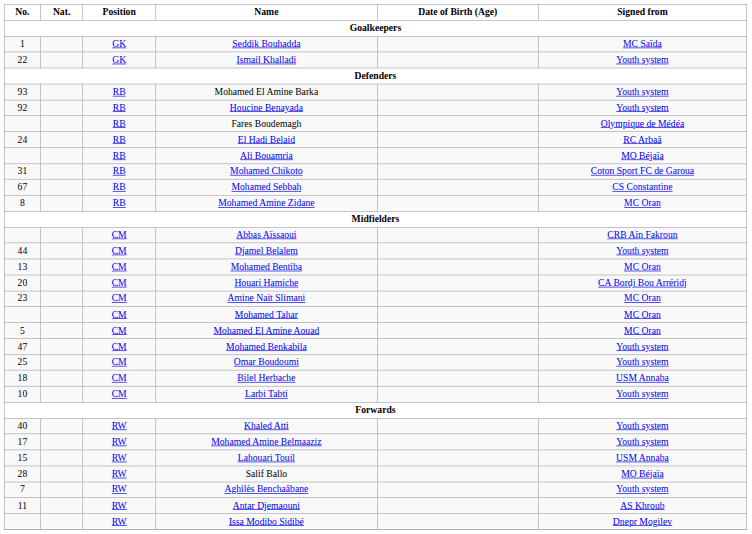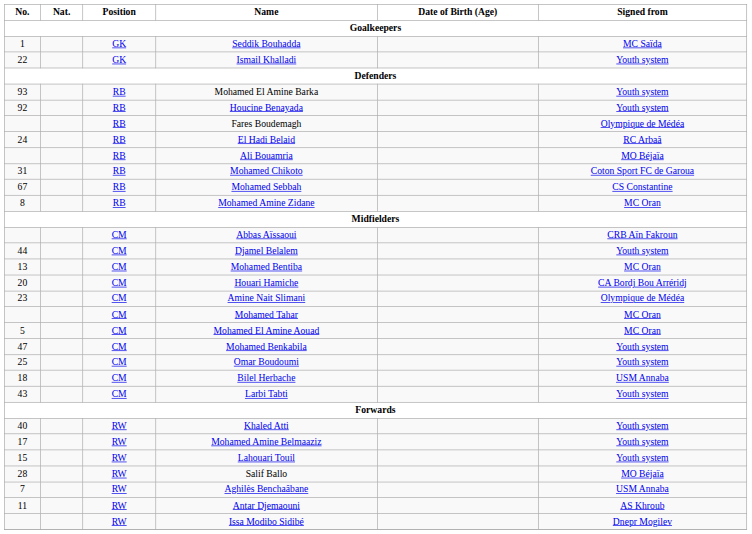(642, 299) MC Oran -> (642, 299) Olympique de Médéa
(22, 394) 10 -> (22, 394) 43
(642, 458) USM Annaba -> (642, 458) Youth system
(642, 490) Youth system -> (642, 490) USM Annaba
